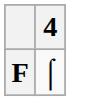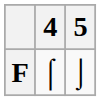+ column: (80, 26)
